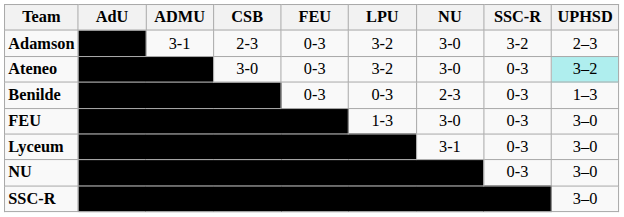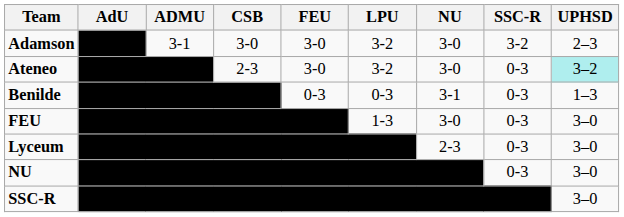(247, 43) 2-3 -> (247, 43) 3-0
(315, 43) 0-3 -> (315, 43) 3-0
(247, 69) 3-0 -> (247, 69) 2-3
(315, 69) 0-3 -> (315, 69) 3-0
(450, 95) 2-3 -> (450, 95) 3-1
(450, 146) 3-1 -> (450, 146) 2-3
